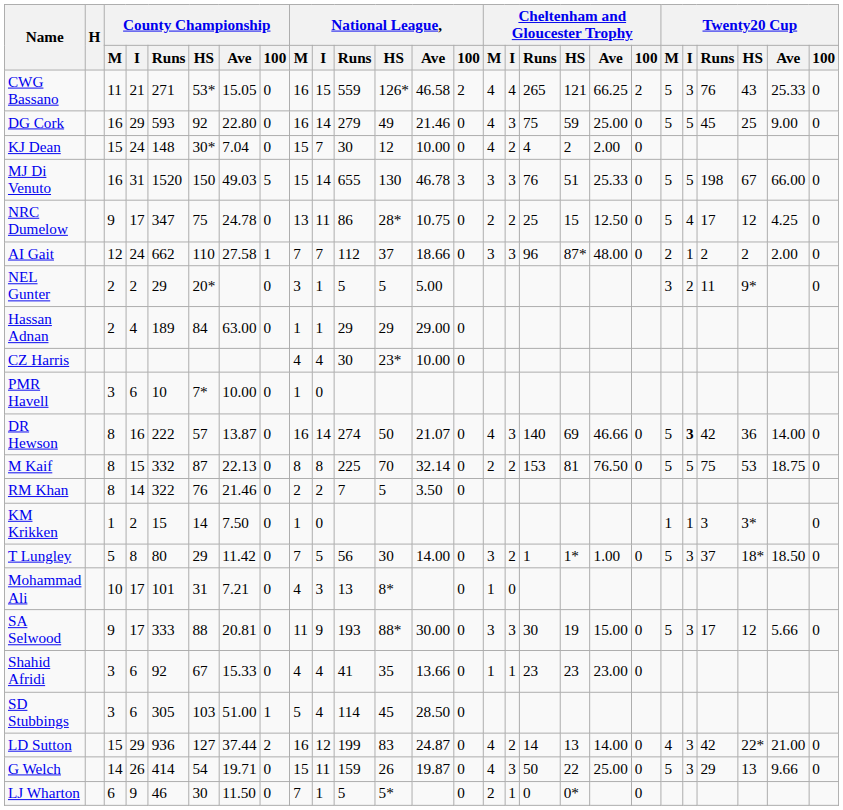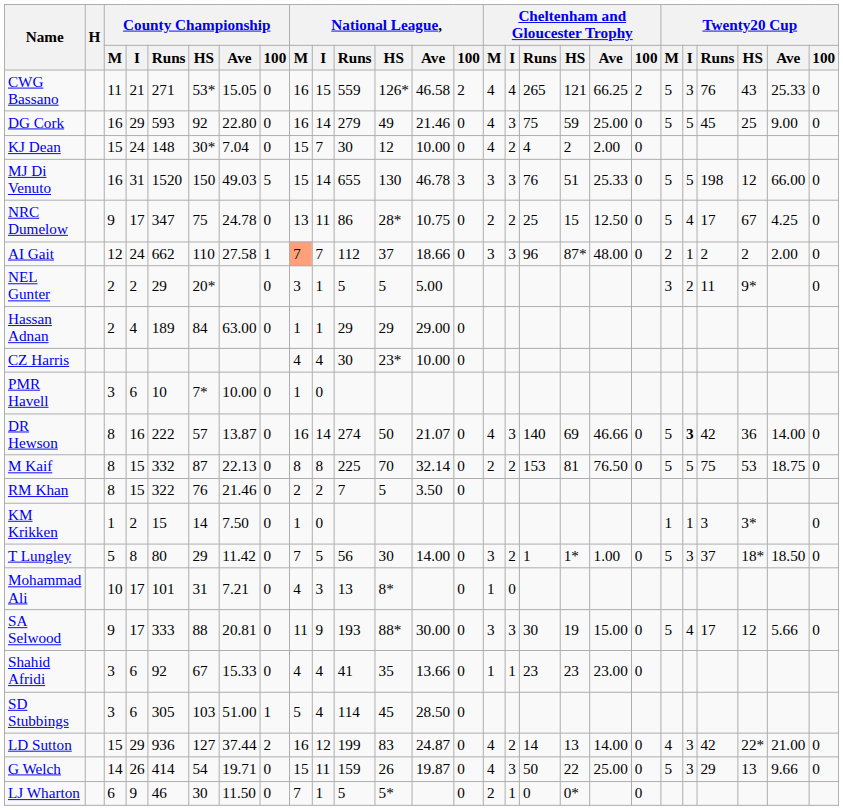(749, 179) 67 -> (749, 179) 12
(749, 221) 12 -> (749, 221) 67
(297, 253) no background -> (297, 253) lightsalmon background
(137, 490) 14 -> (137, 490) 15
(690, 630) 3 -> (690, 630) 4
